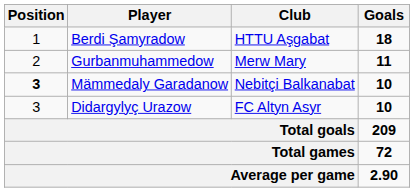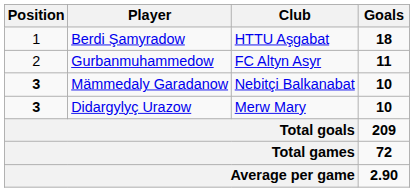(270, 61) Merw Mary -> (278, 61) FC Altyn Asyr
(36, 107) normal -> (36, 107) bold
(278, 107) FC Altyn Asyr -> (270, 107) Merw Mary
